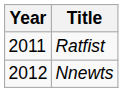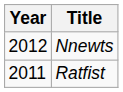rows swapped: (80, 45) <-> (84, 73)
